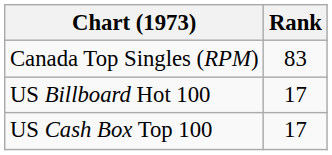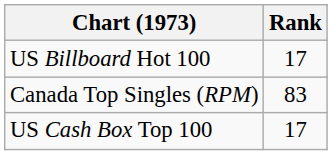rows swapped: (134, 58) <-> (110, 94)
